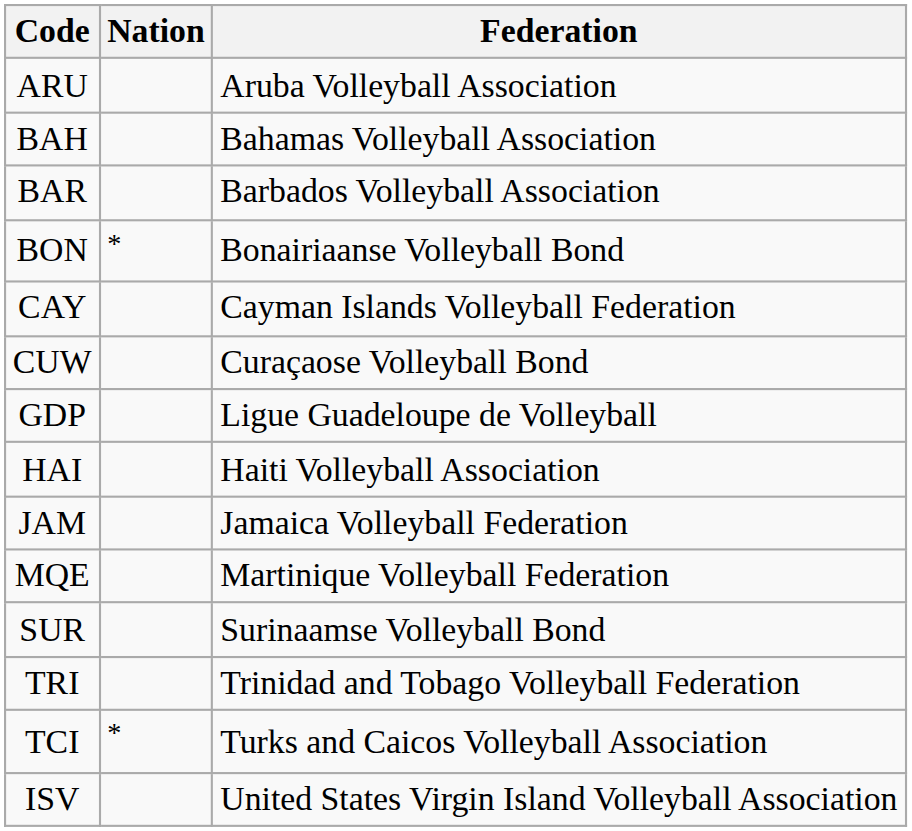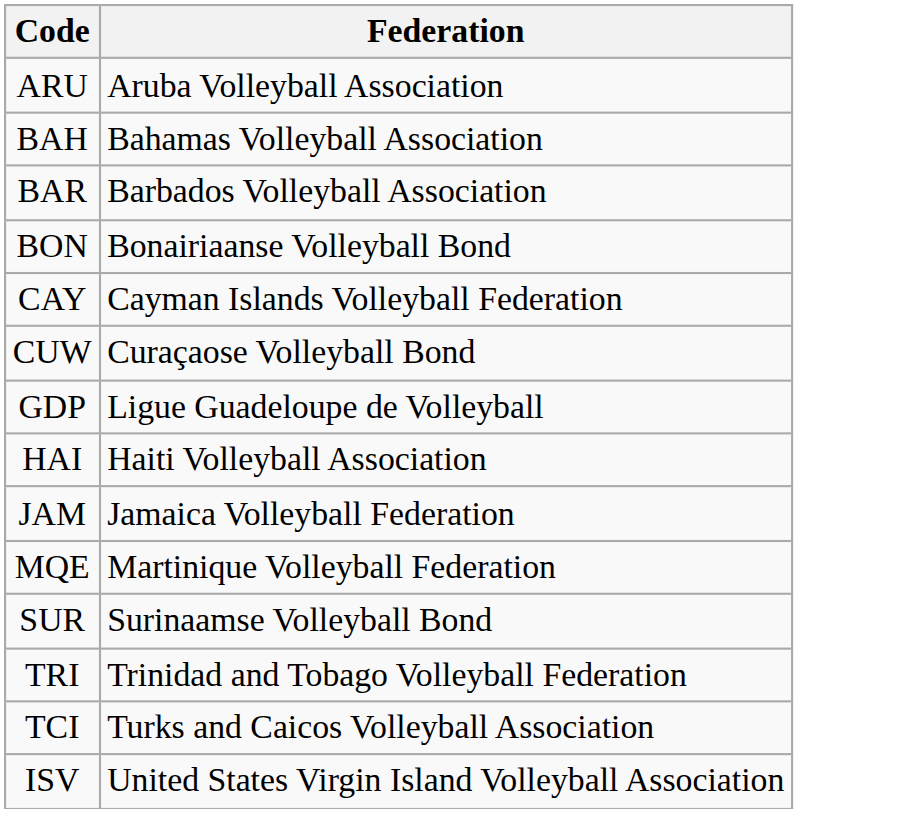- column: (156, 31)
